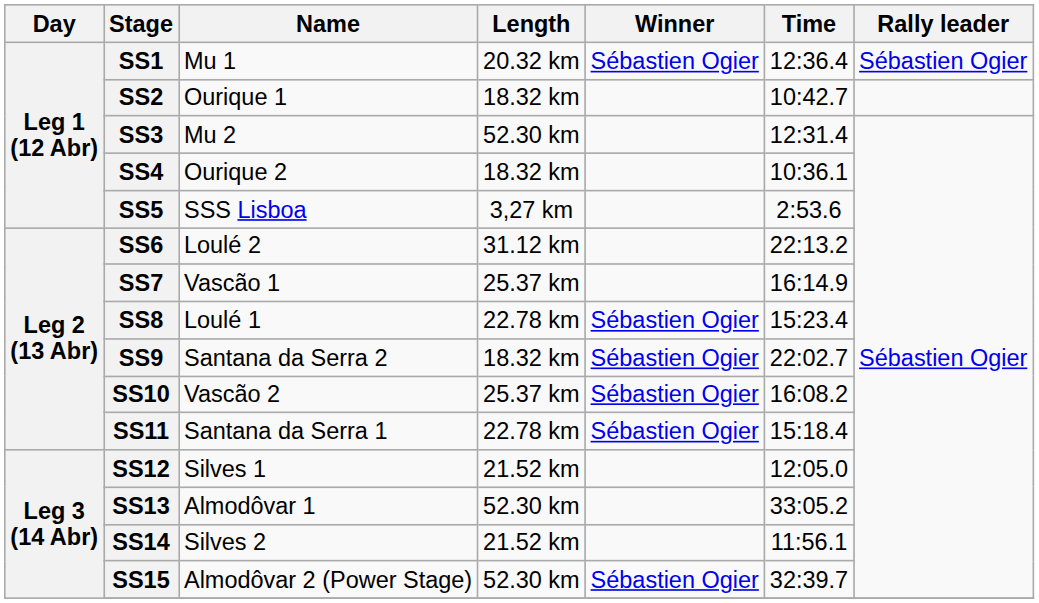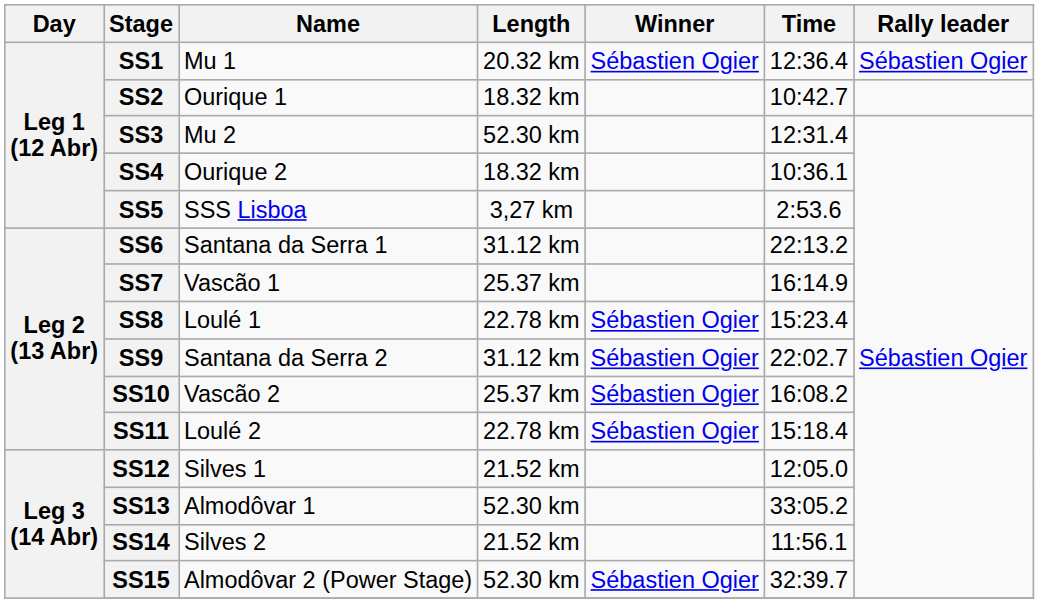(222, 246) Loulé 2 -> (286, 246) Santana da Serra 1
(531, 357) 18.32 km -> (531, 357) 31.12 km
(286, 432) Santana da Serra 1 -> (222, 432) Loulé 2
